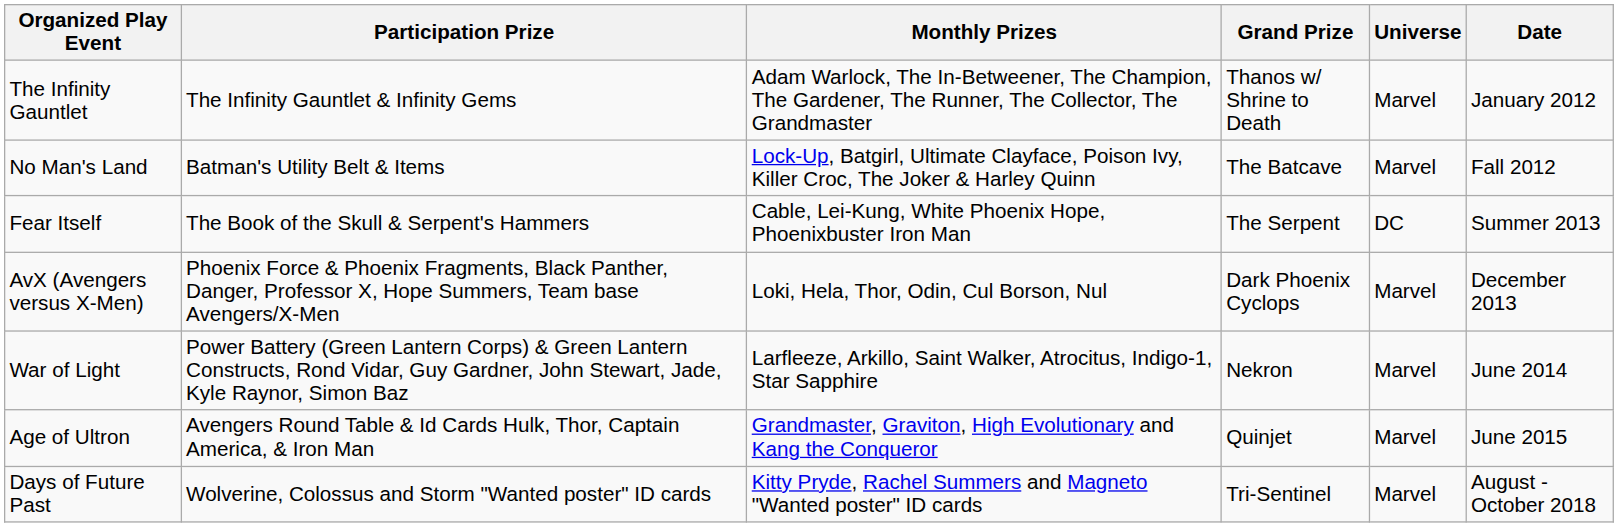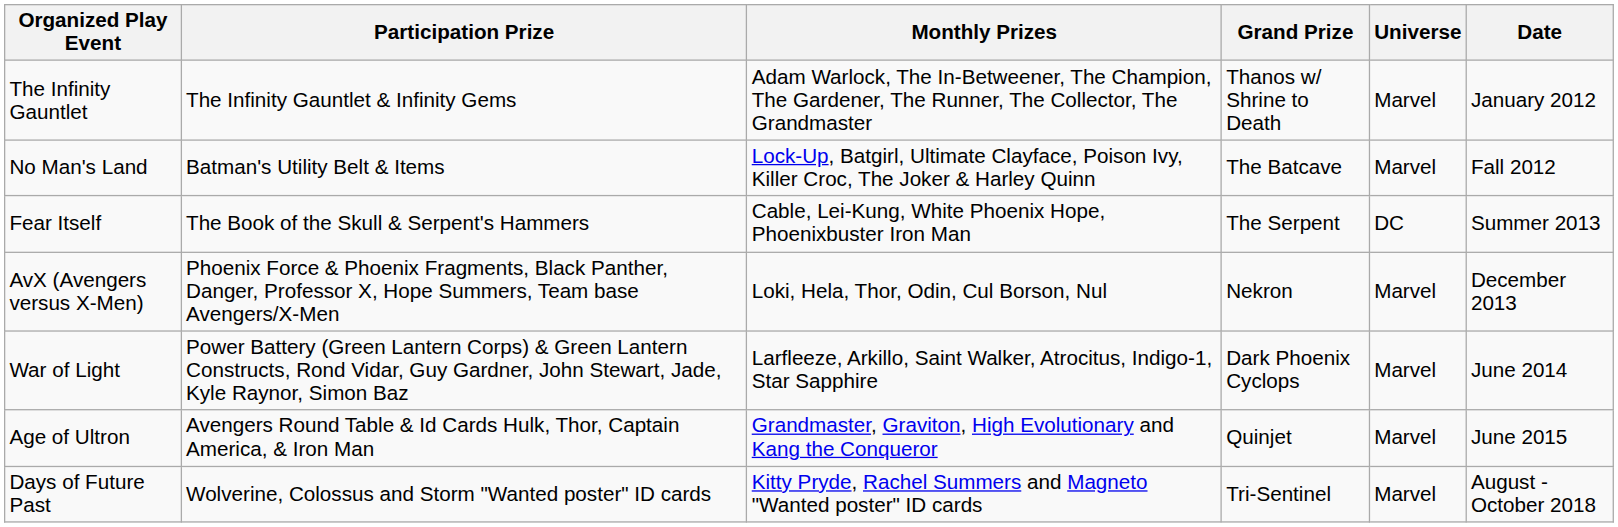(1288, 291) Dark Phoenix Cyclops -> (1259, 291) Nekron
(1259, 370) Nekron -> (1288, 370) Dark Phoenix Cyclops
